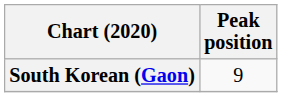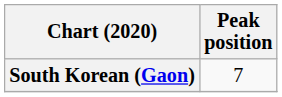(238, 75) 9 -> (238, 75) 7
